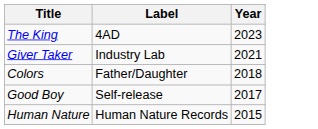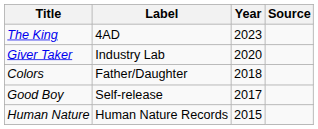+ column: (289, 14)
(248, 54) 2021 -> (248, 54) 2020
